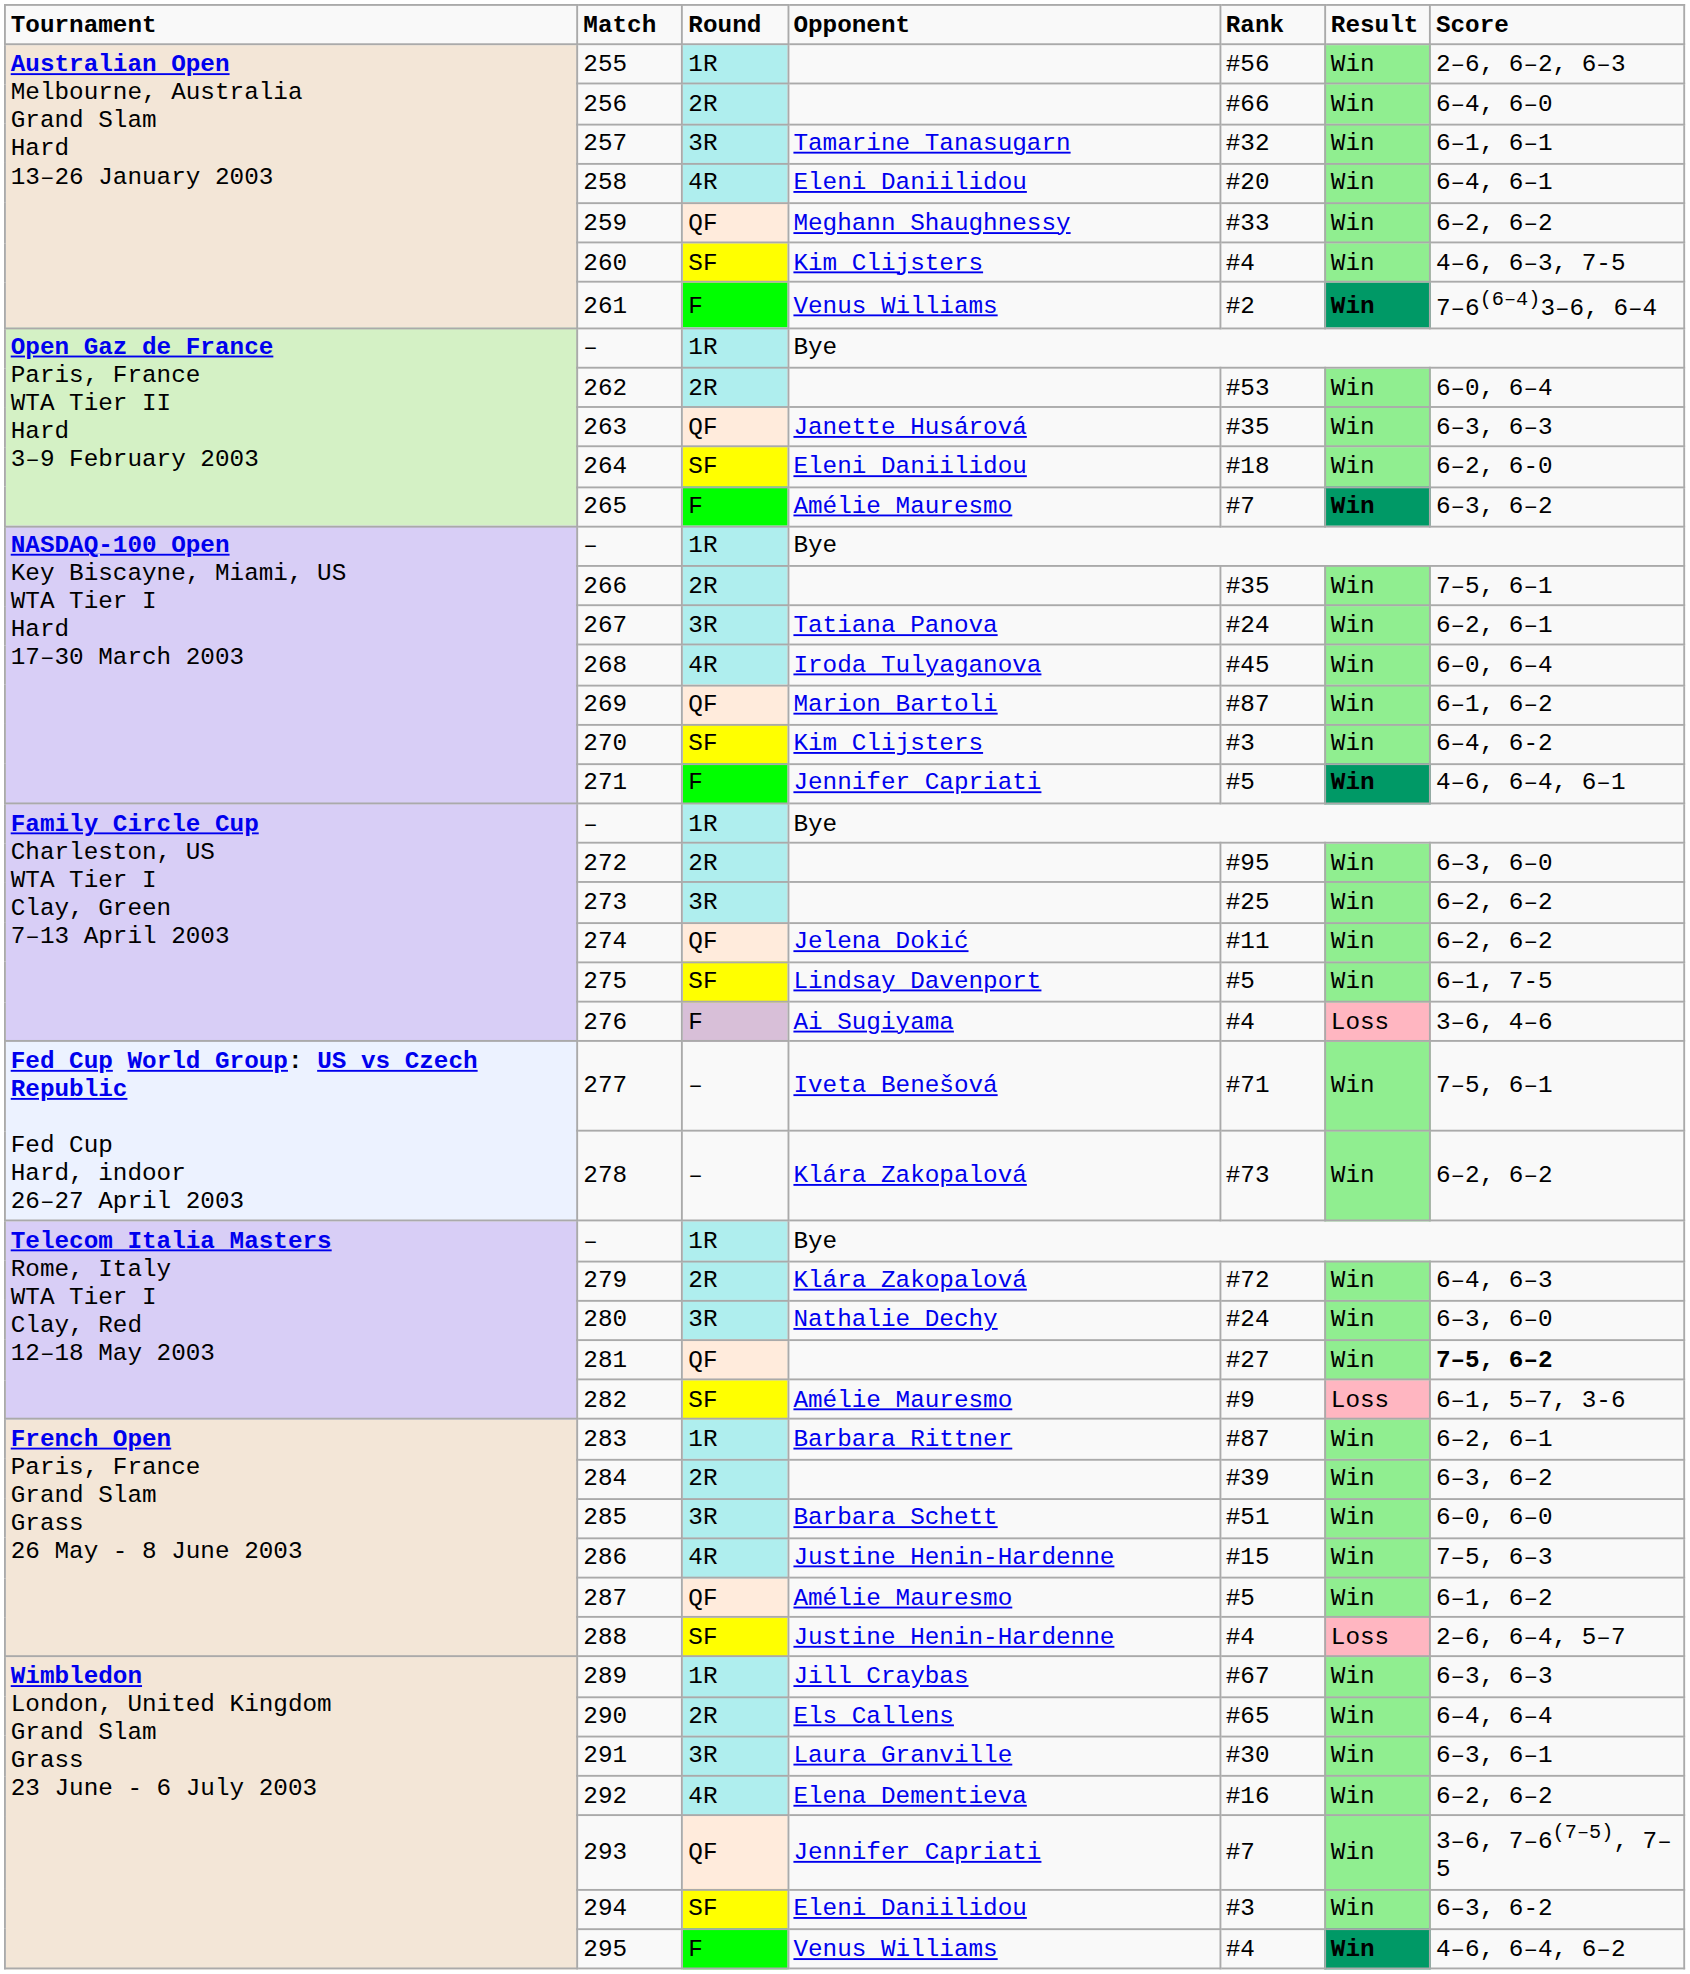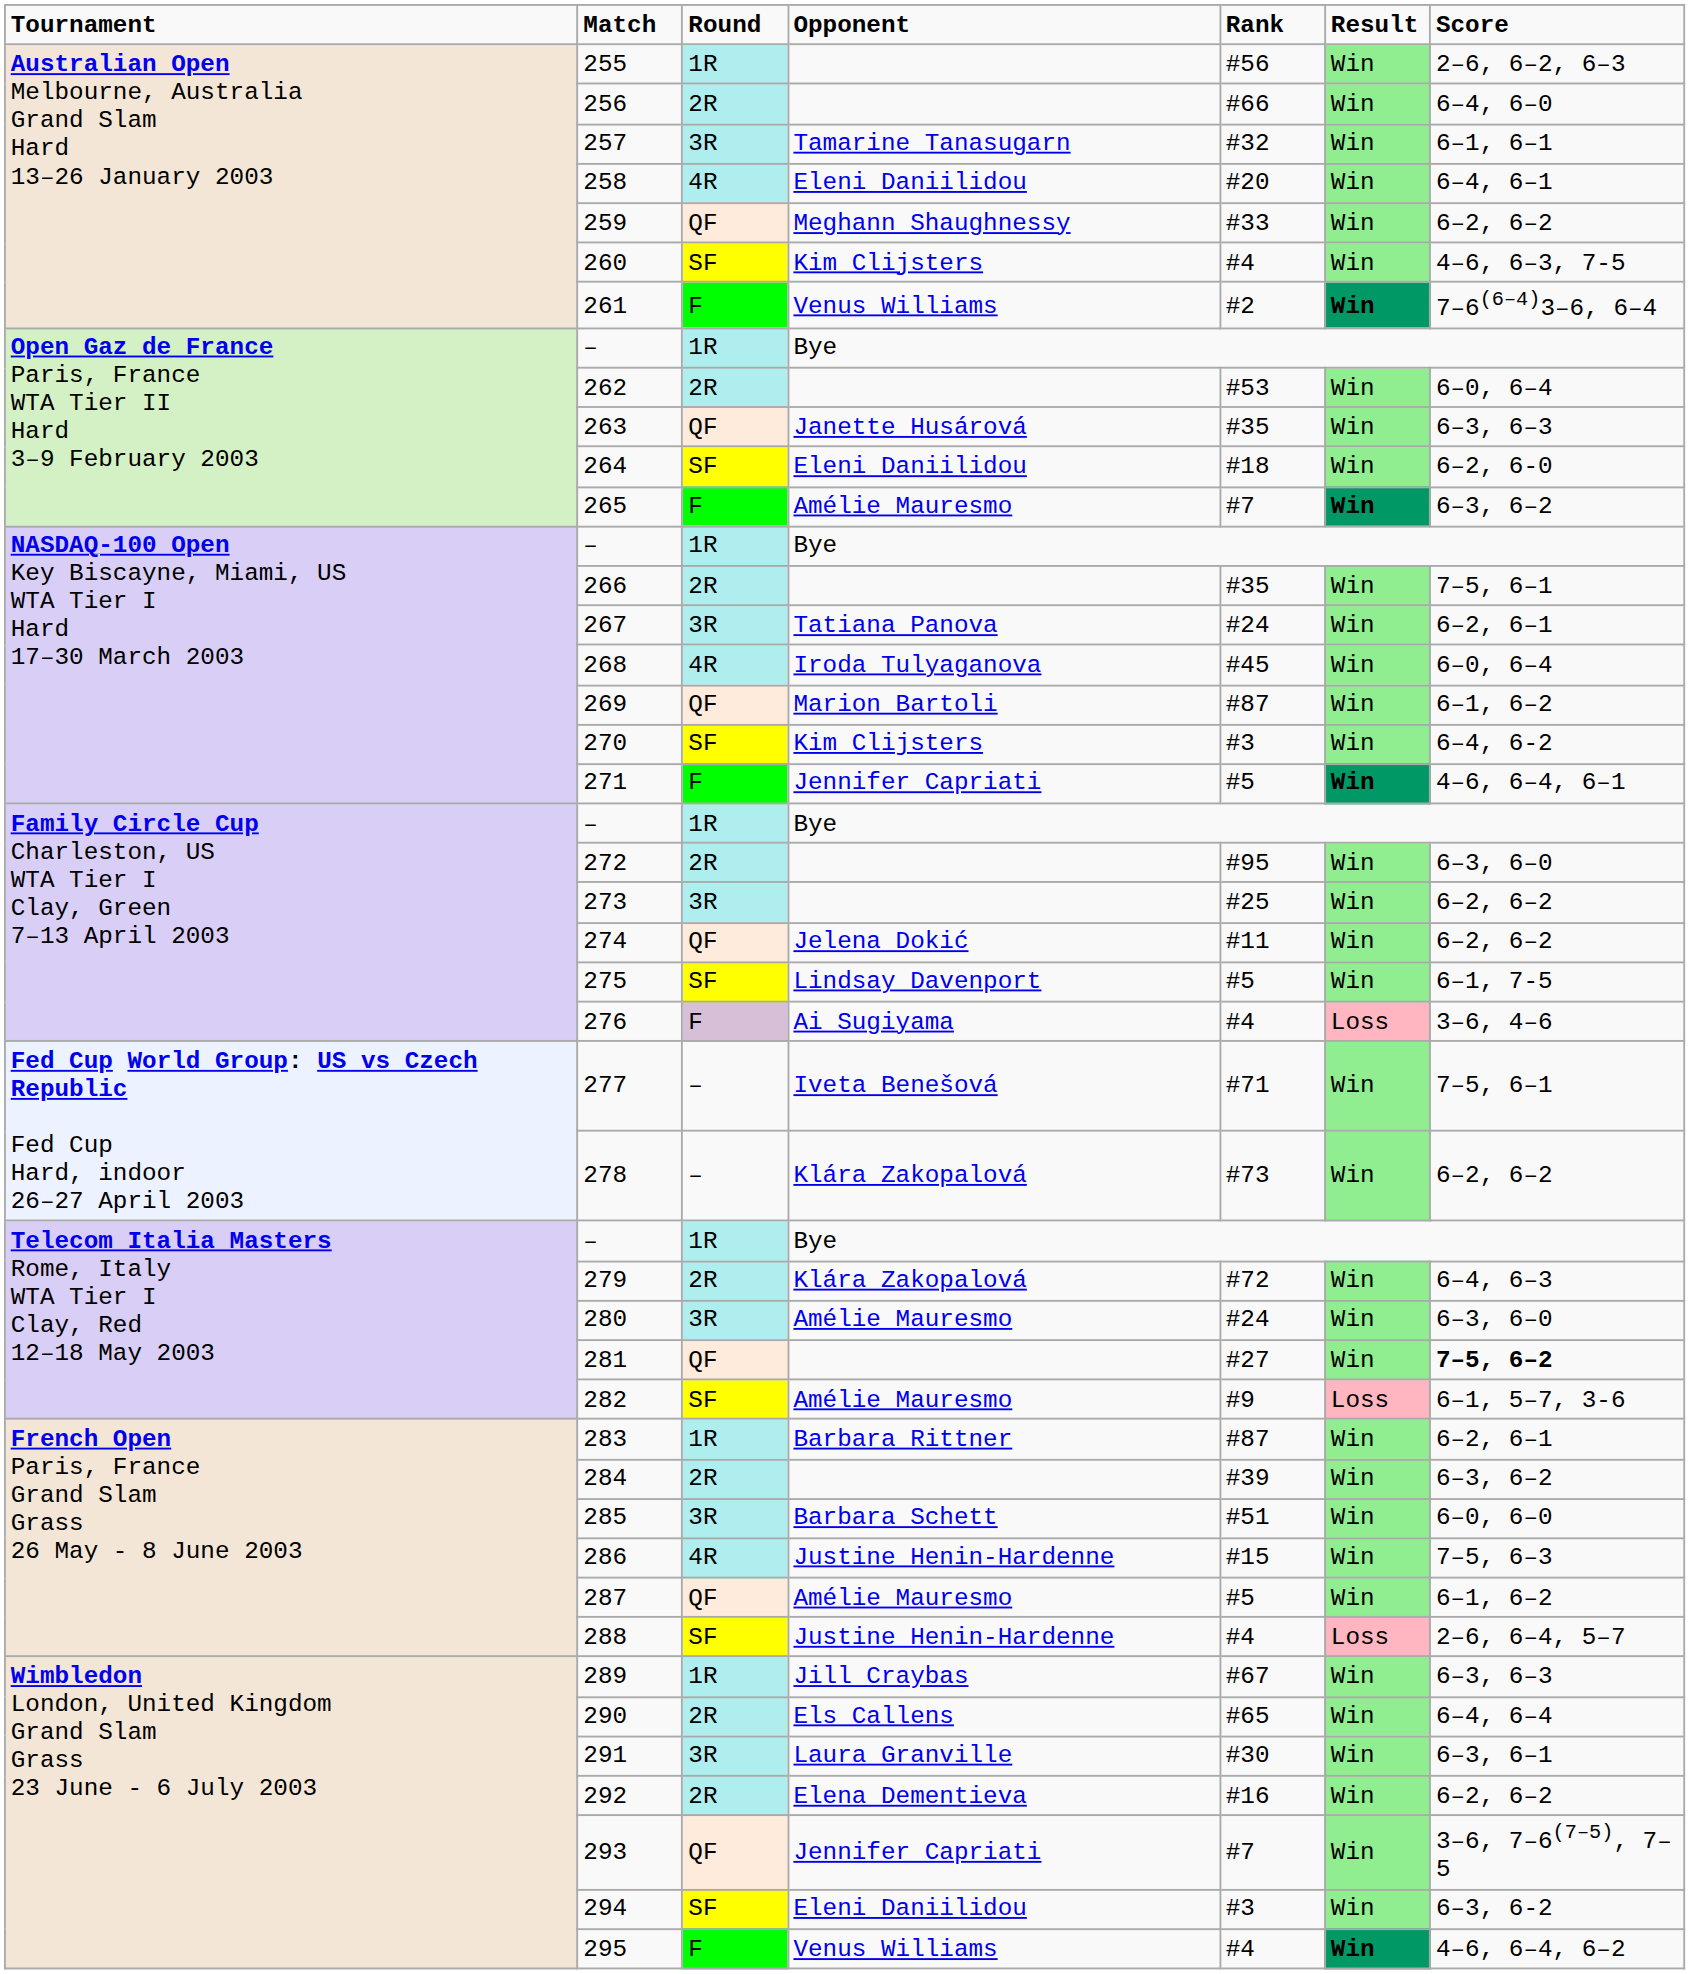(896, 1320) Nathalie Dechy -> (903, 1320) Amélie Mauresmo
(703, 1796) 4R -> (703, 1796) 2R
